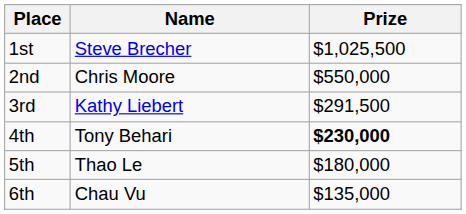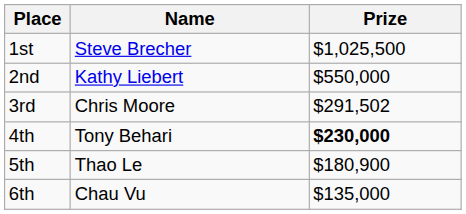(125, 77) Chris Moore -> (129, 77) Kathy Liebert
(129, 106) Kathy Liebert -> (125, 106) Chris Moore
(352, 106) $291,500 -> (352, 106) $291,502
(352, 164) $180,000 -> (352, 164) $180,900
